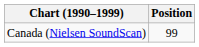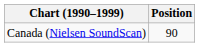(172, 32) 99 -> (172, 32) 90
